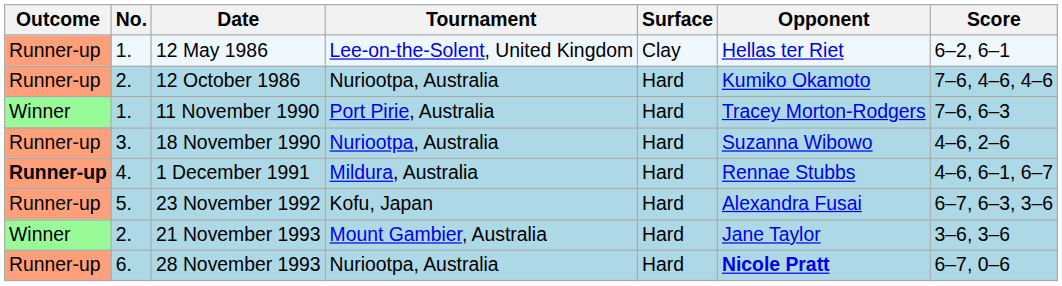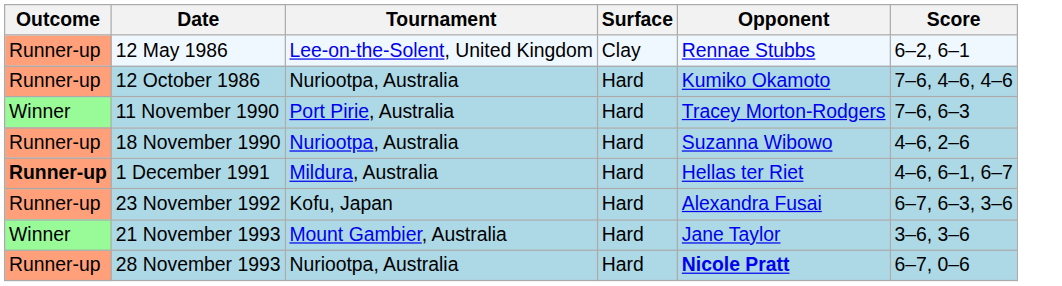- column: (131, 19)
(783, 50) Hellas ter Riet -> (749, 50) Rennae Stubbs
(789, 173) Rennae Stubbs -> (743, 173) Hellas ter Riet
